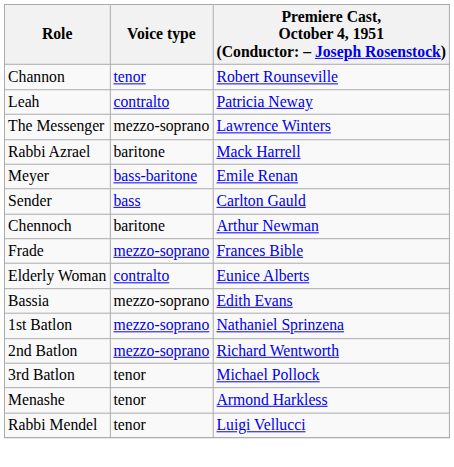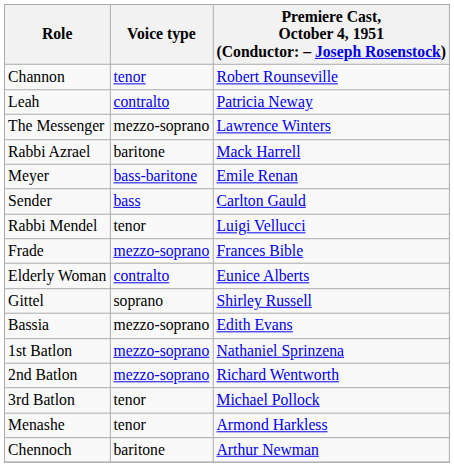rows swapped: (40, 226) <-> (53, 425)
+ row: (26, 300)
